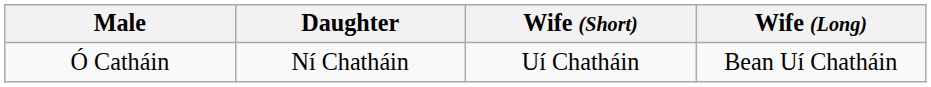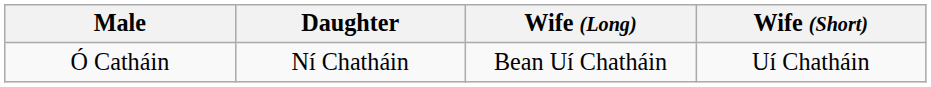columns swapped: (811, 23) <-> (581, 23)
